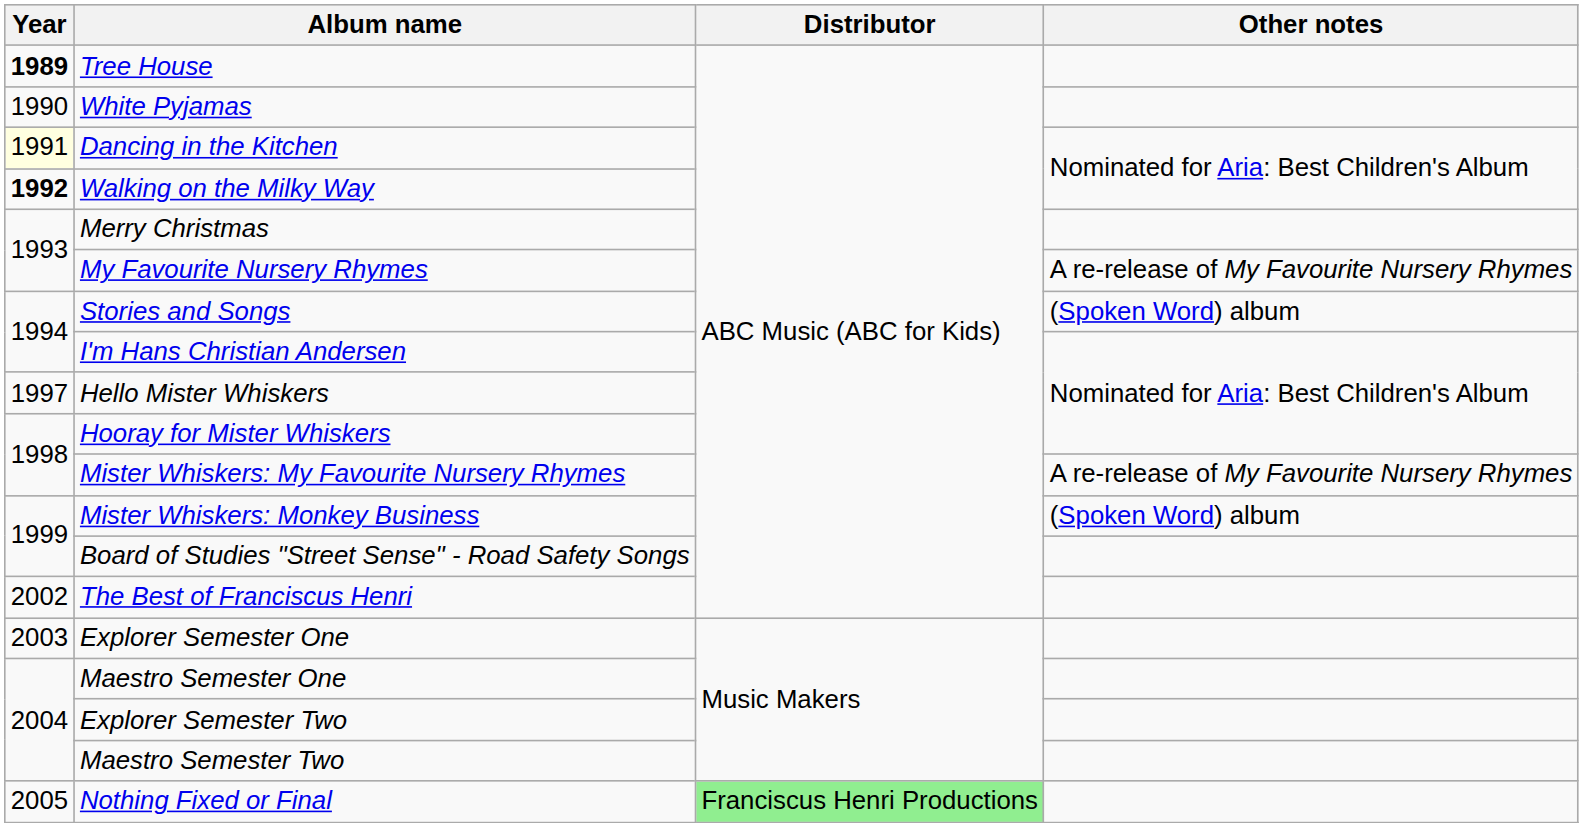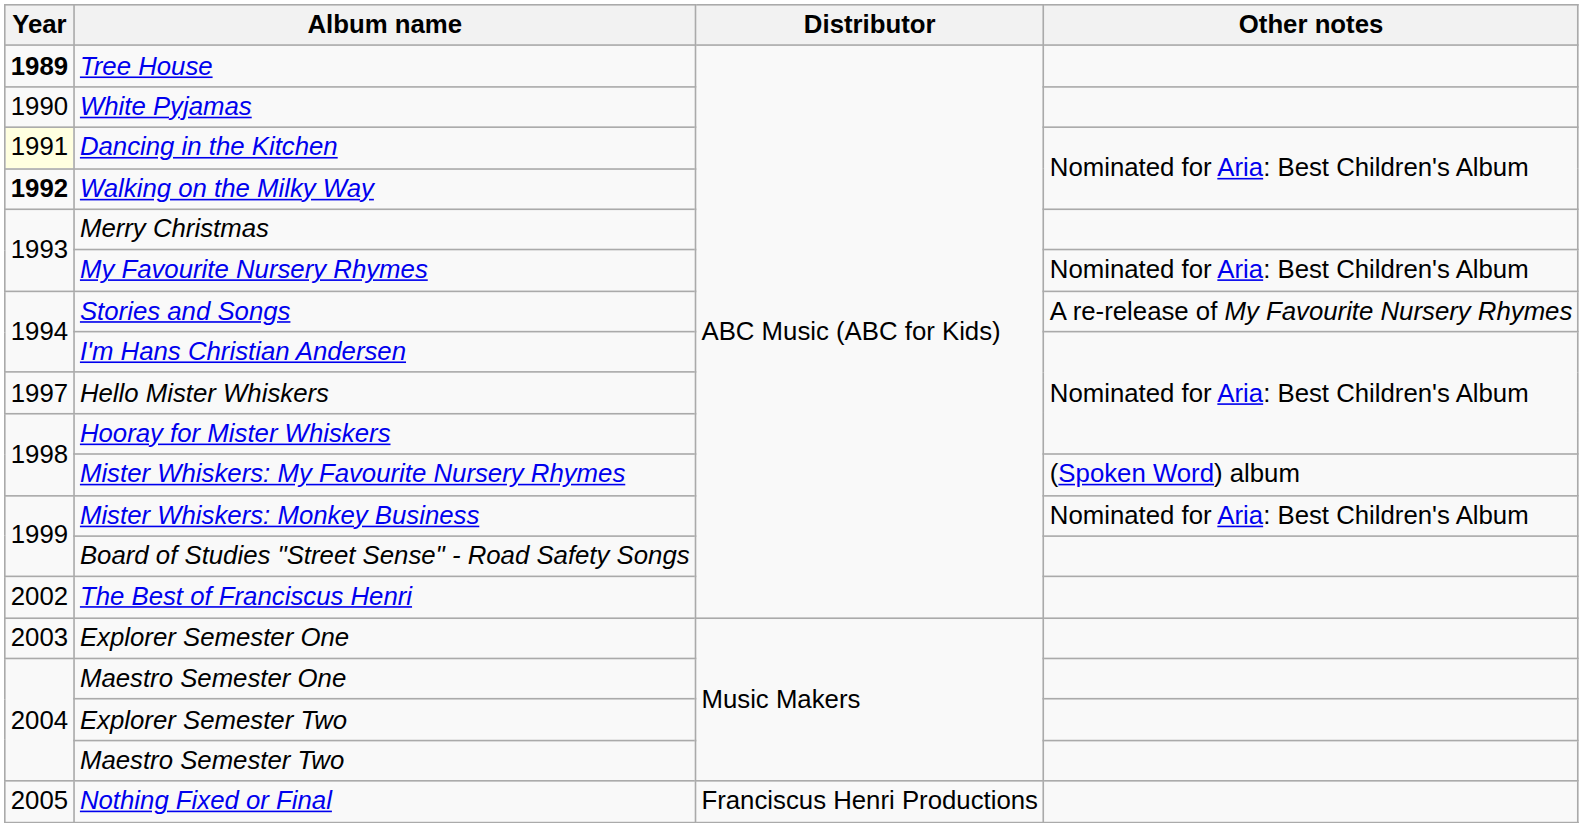(1311, 270) A re-release of My Favourite Nursery Rhymes -> (1289, 270) Nominated for Aria: Best Children's Album
(1175, 310) (Spoken Word) album -> (1311, 310) A re-release of My Favourite Nursery Rhymes
(1311, 474) A re-release of My Favourite Nursery Rhymes -> (1175, 474) (Spoken Word) album
(1175, 515) (Spoken Word) album -> (1289, 515) Nominated for Aria: Best Children's Album
(870, 801) lightgreen background -> (870, 801) no background
